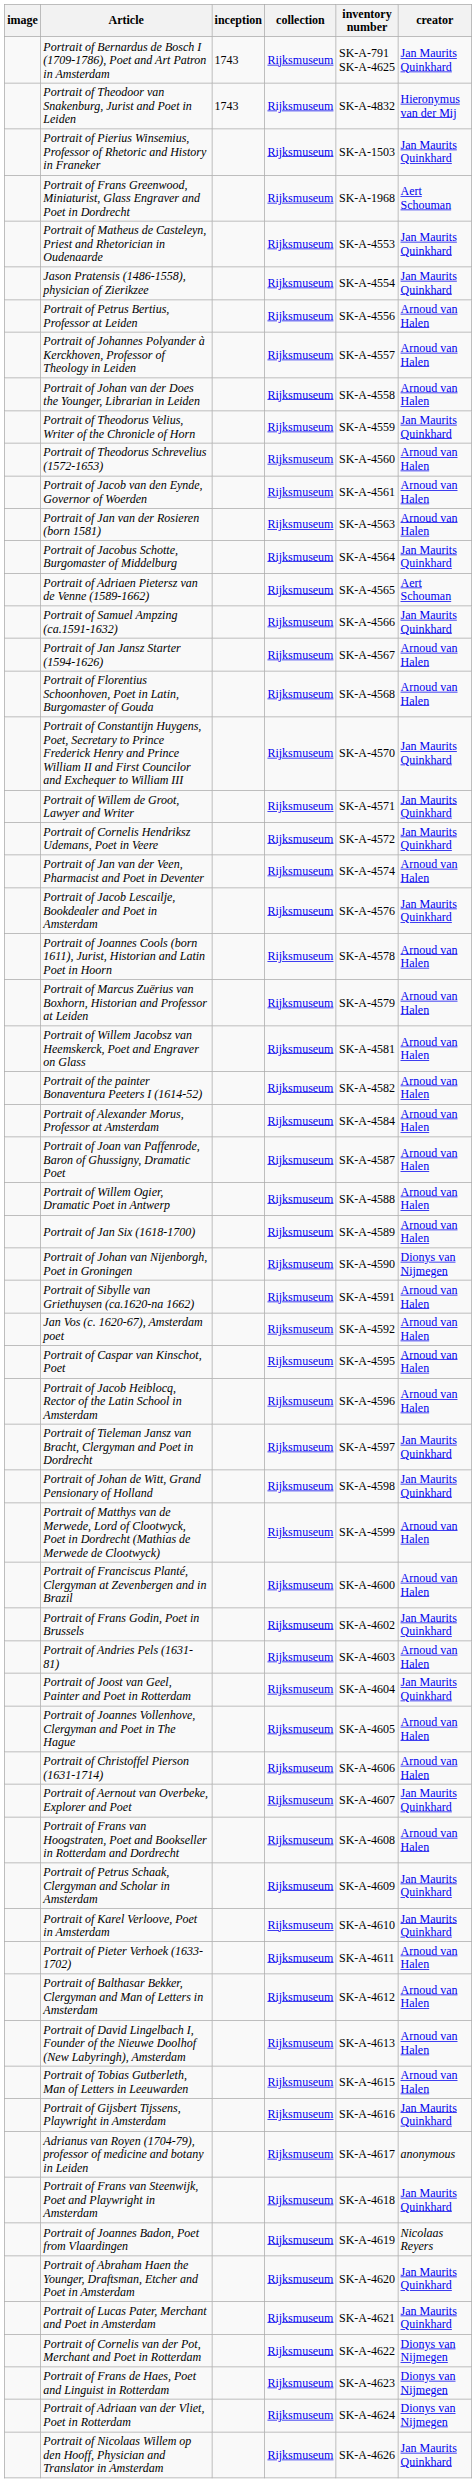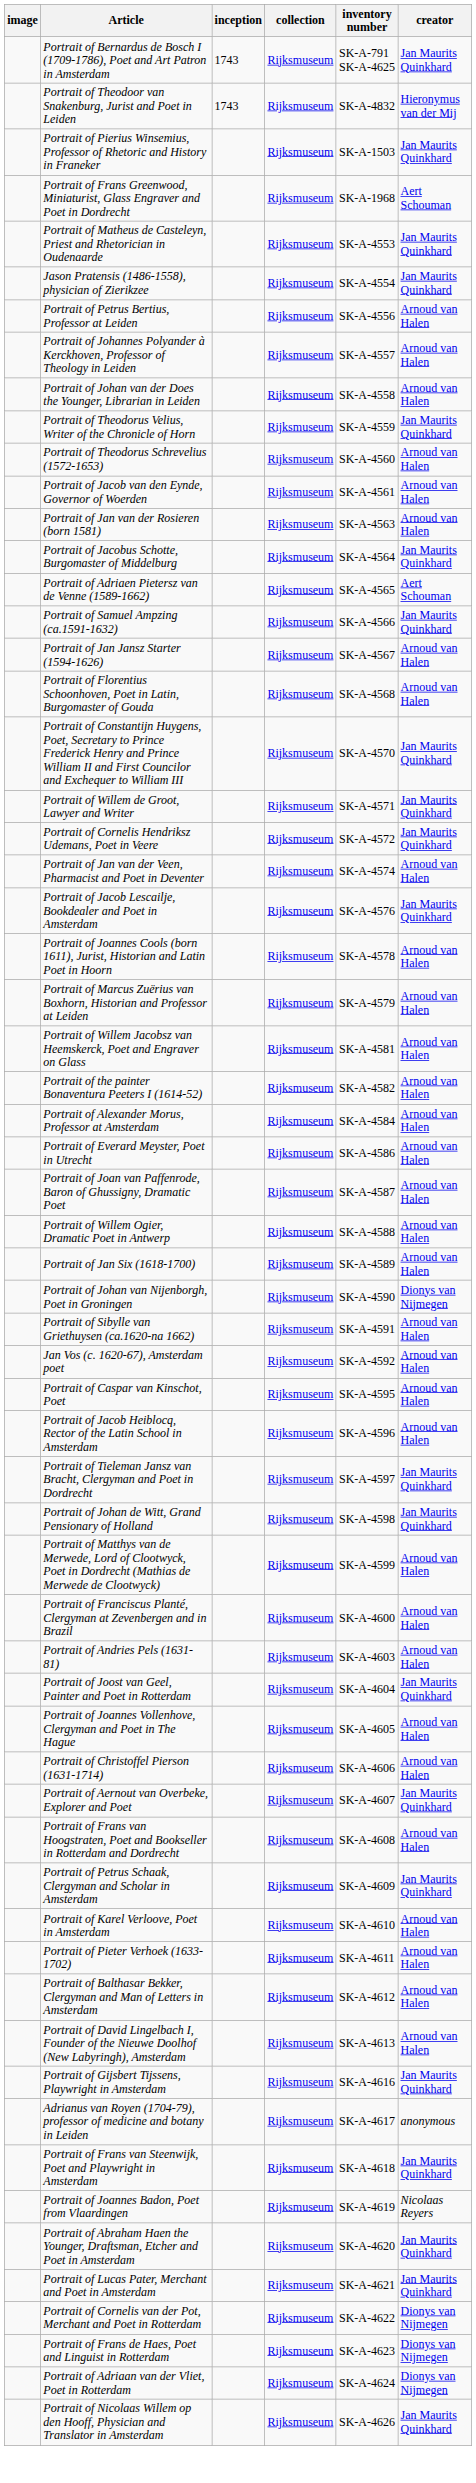+ row: (124, 1153)
- row: (121, 1624)
(429, 1925) Jan Maurits Quinkhard -> (429, 1925) Arnoud van Halen
- row: (116, 2082)
